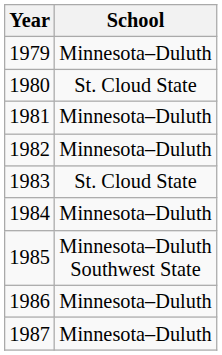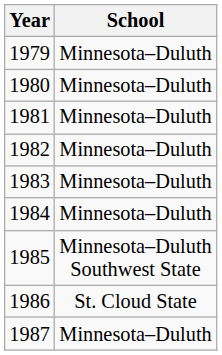(136, 85) St. Cloud State -> (136, 85) Minnesota–Duluth
(136, 181) St. Cloud State -> (136, 181) Minnesota–Duluth
(136, 301) Minnesota–Duluth -> (136, 301) St. Cloud State
